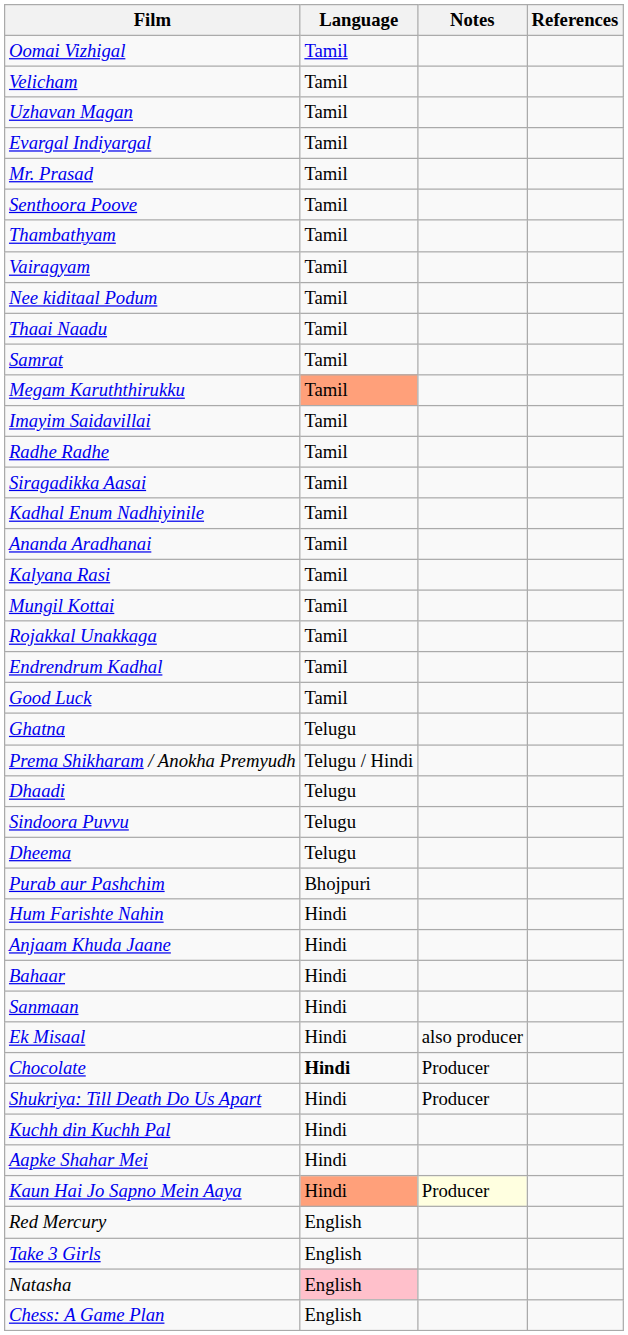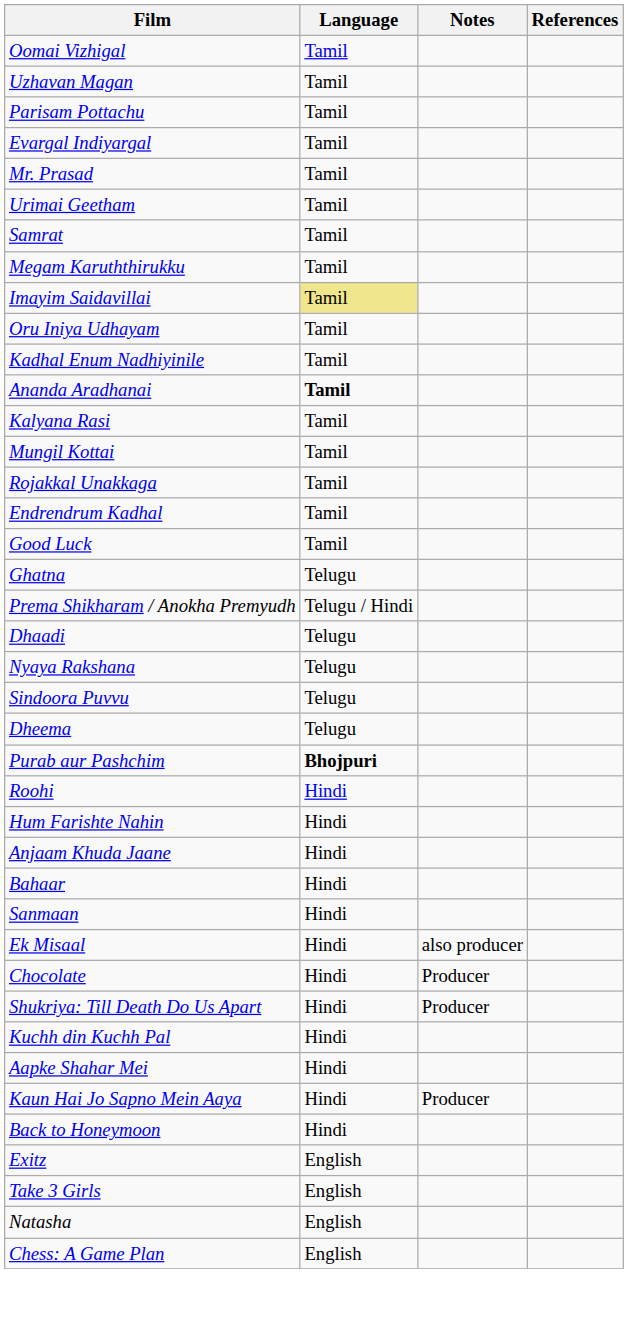- row: (43, 81)
+ row: (77, 112)
+ row: (72, 205)
- row: (73, 205)
- row: (62, 235)
- row: (49, 266)
- row: (83, 297)
- row: (58, 328)
(326, 390) lightsalmon background -> (326, 266) no background
(326, 420) no background -> (326, 297) khaki background
+ row: (84, 328)
- row: (59, 451)
- row: (78, 482)
(326, 544) normal -> (327, 390) bold
+ row: (72, 667)
(338, 883) normal -> (341, 759) bold
+ row: (31, 790)
(327, 1068) bold -> (326, 975) normal
(326, 1191) lightsalmon background -> (326, 1099) no background
(455, 1191) lightyellow background -> (455, 1099) no background
+ row: (85, 1129)
+ row: (28, 1160)
- row: (58, 1222)
(333, 1284) pink background -> (333, 1222) no background
